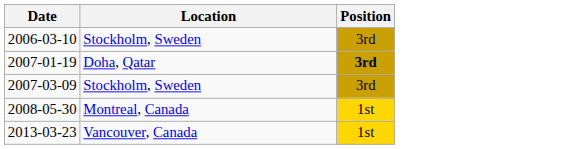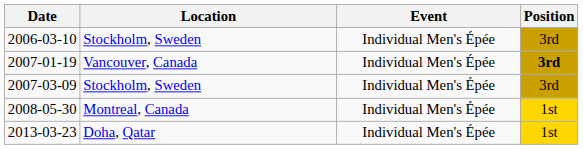+ column: (429, 16)
(119, 62) Doha, Qatar -> (140, 62) Vancouver, Canada
(140, 132) Vancouver, Canada -> (119, 132) Doha, Qatar
